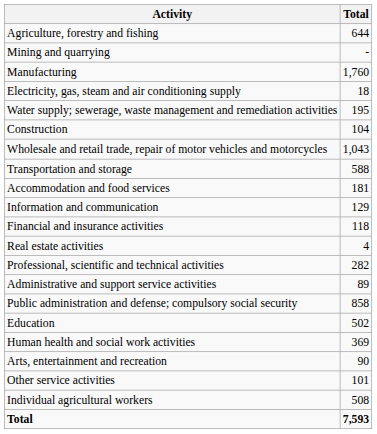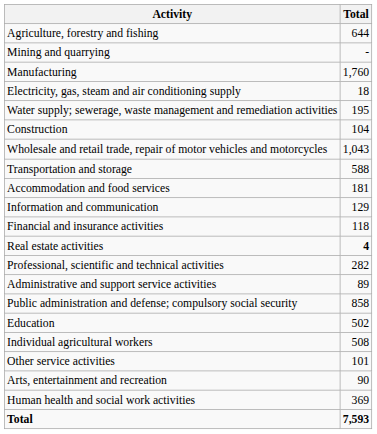(366, 245) normal -> (366, 245) bold
rows swapped: (101, 342) <-> (80, 400)
rows swapped: (87, 361) <-> (61, 381)
